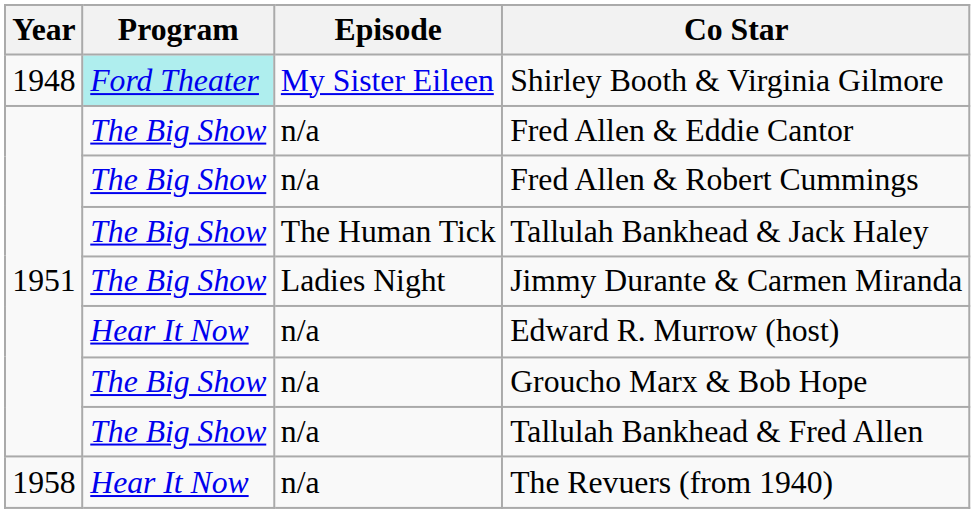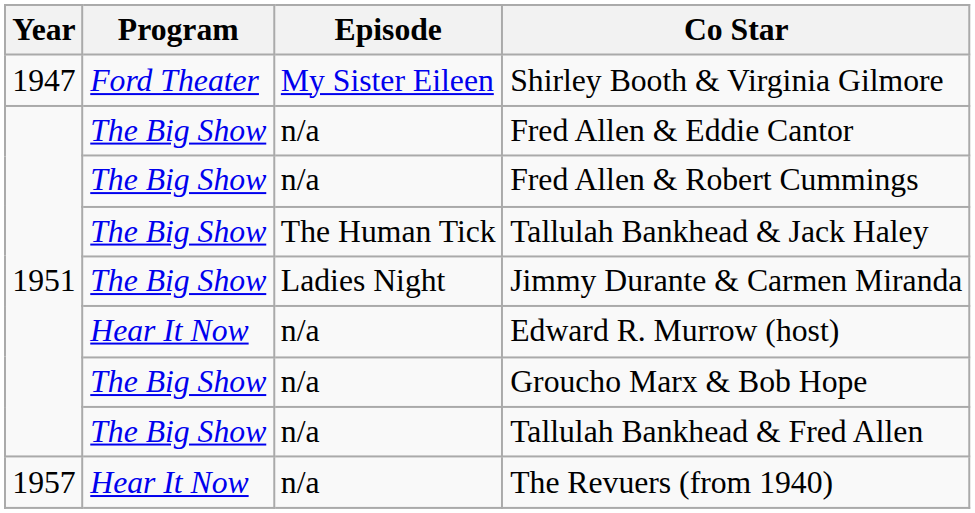(44, 79) 1948 -> (44, 79) 1947
(175, 79) paleturquoise background -> (175, 79) no background
(44, 481) 1958 -> (44, 481) 1957
